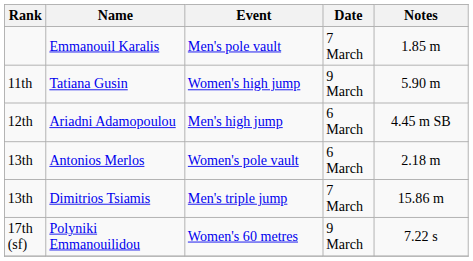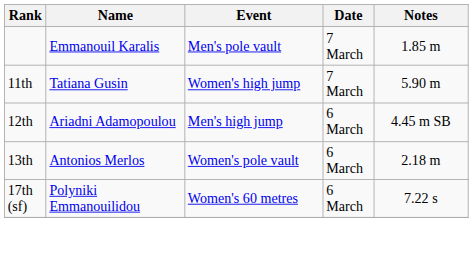(345, 84) 9 March -> (345, 84) 7 March
- row: (100, 198)
(345, 236) 9 March -> (345, 198) 6 March
